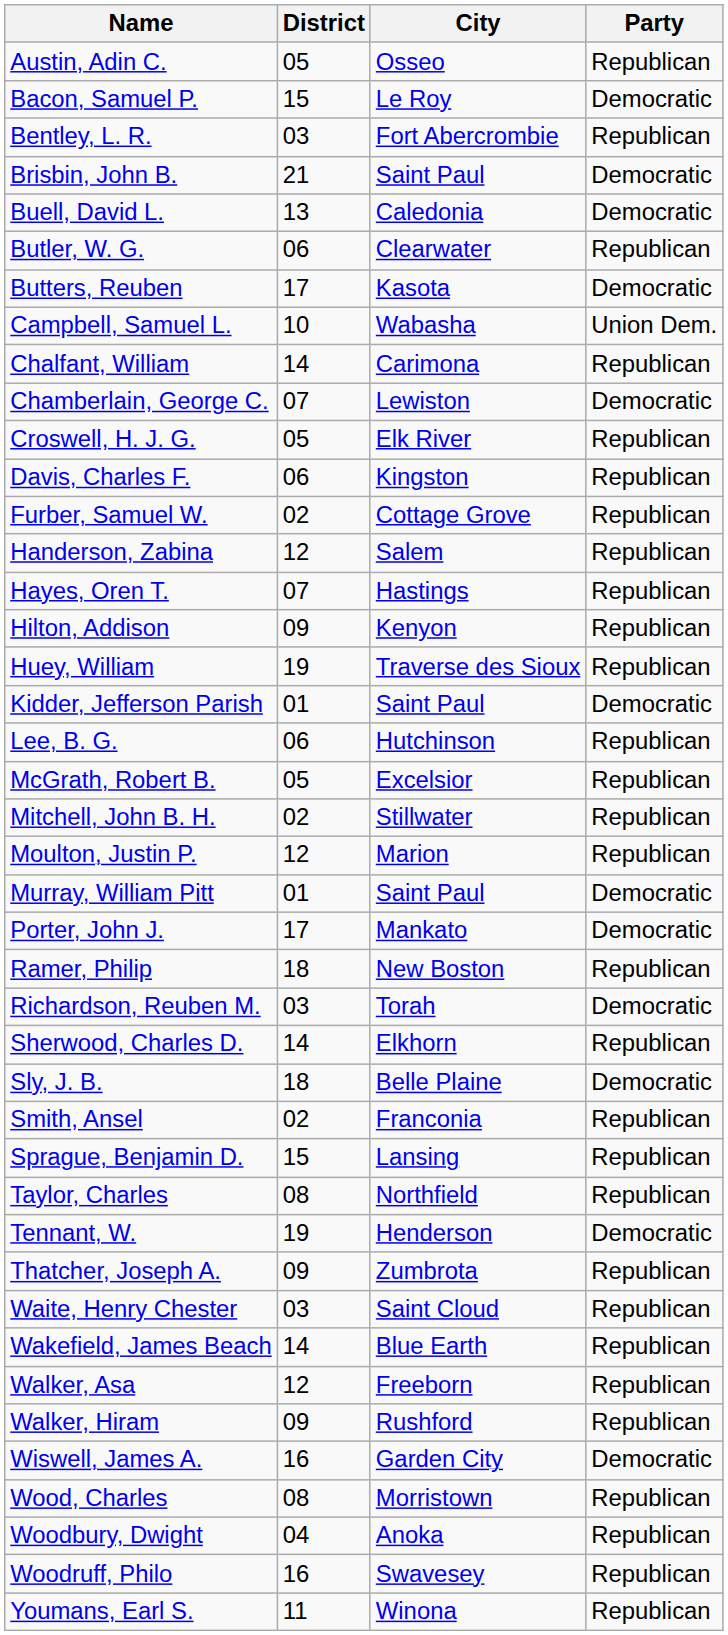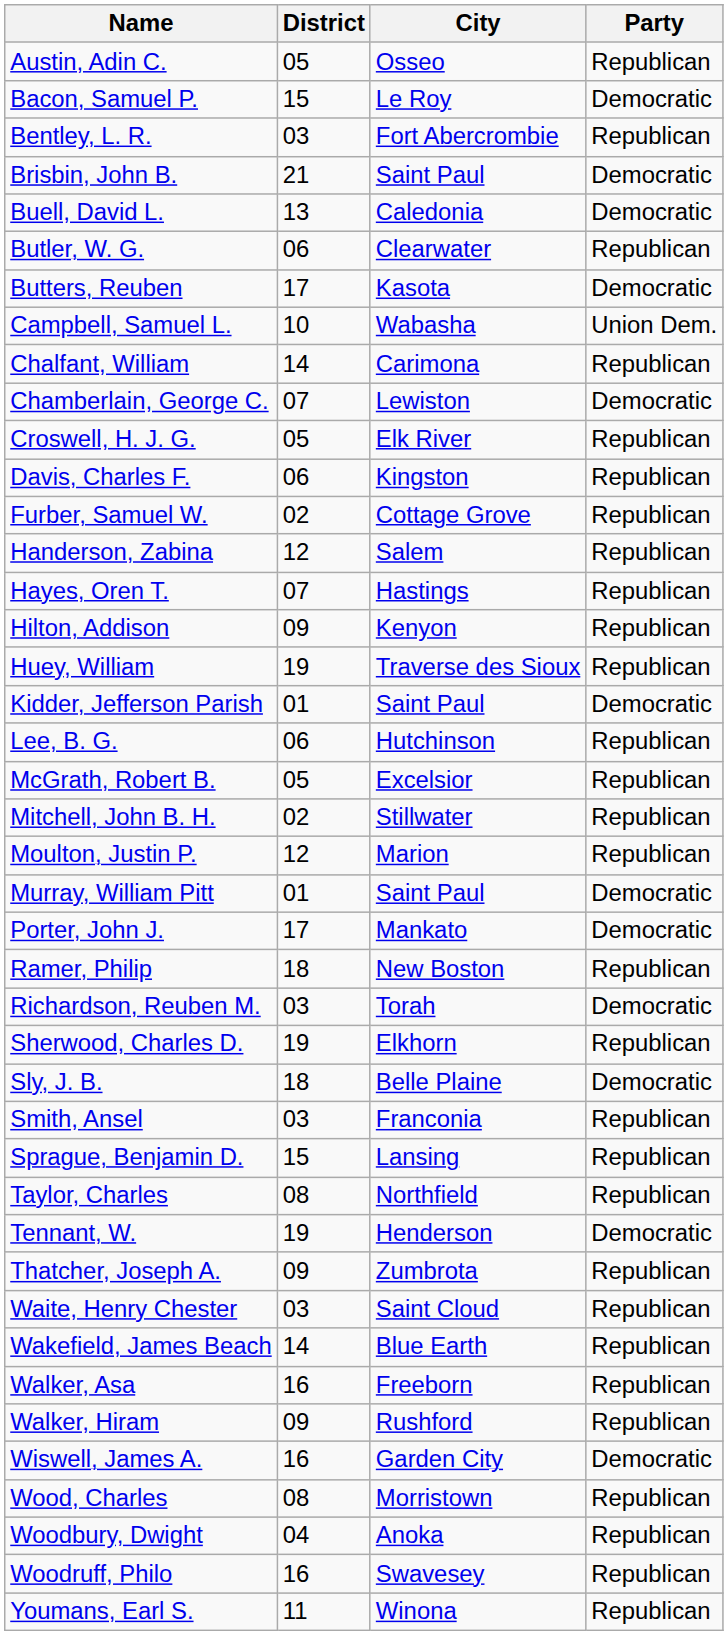(296, 1044) 14 -> (296, 1044) 19
(296, 1119) 02 -> (296, 1119) 03
(296, 1384) 12 -> (296, 1384) 16
